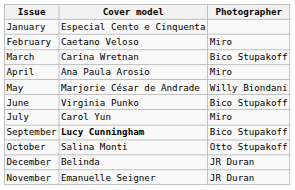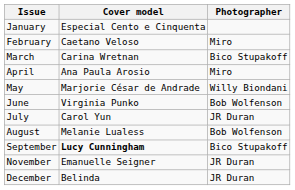(249, 102) Bico Stupakoff -> (246, 102) Bob Wolfenson
(221, 117) Miro -> (232, 117) JR Duran
+ row: (23, 132)
- row: (26, 147)
rows swapped: (29, 177) <-> (29, 162)
